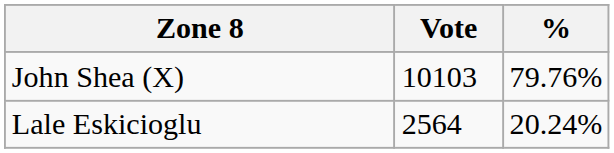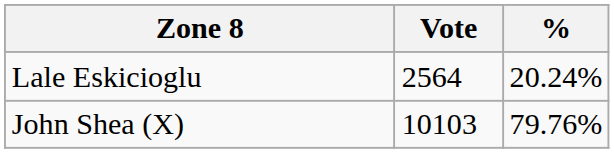rows swapped: (98, 76) <-> (107, 123)
